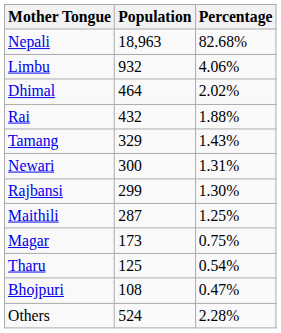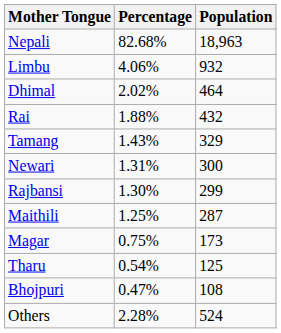columns swapped: (155, 16) <-> (236, 16)
